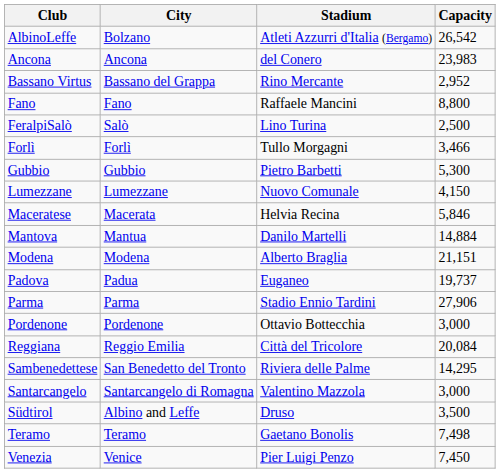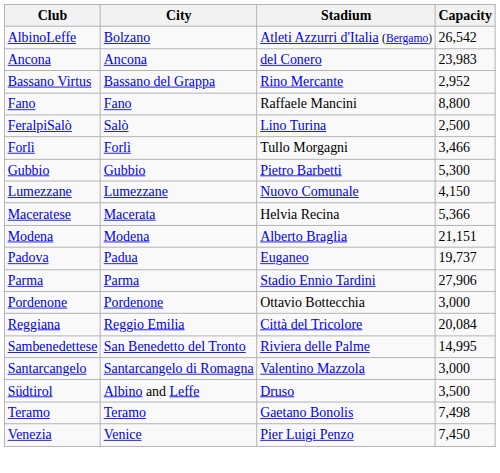(454, 214) 5,846 -> (454, 214) 5,366
- row: (32, 236)
(458, 368) 14,295 -> (458, 346) 14,995
